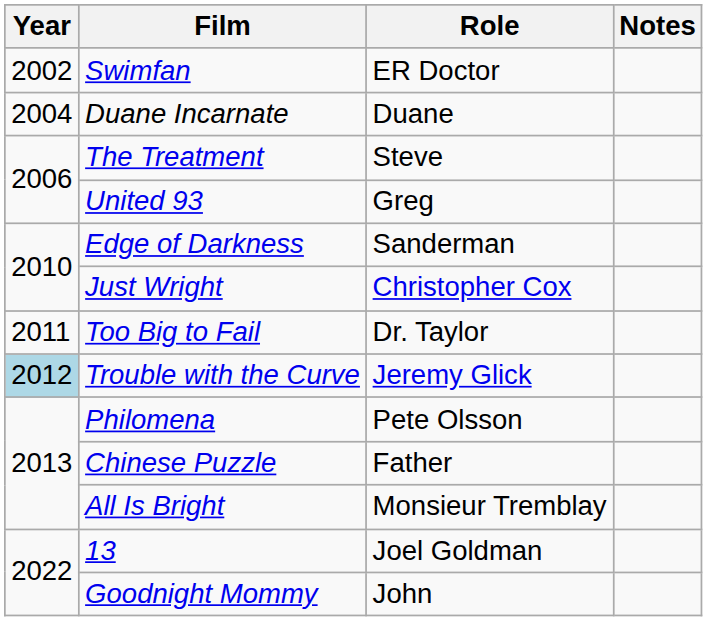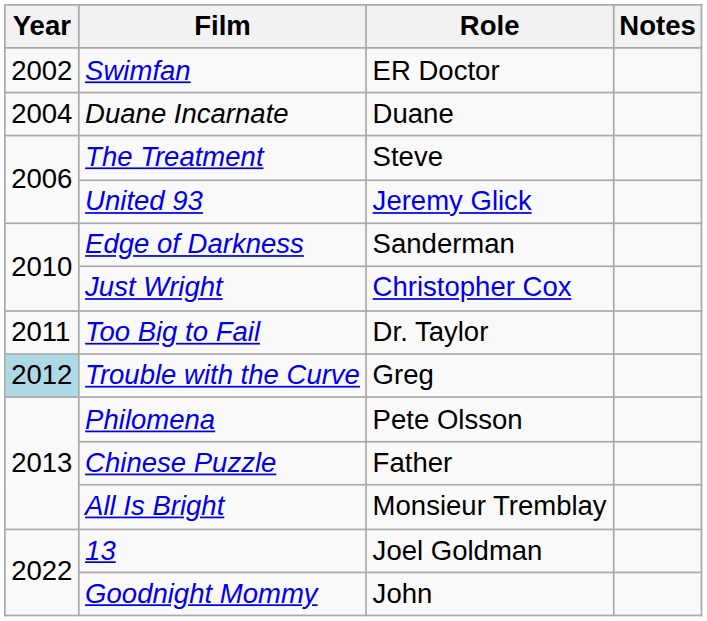(403, 200) Greg -> (452, 200) Jeremy Glick
(452, 375) Jeremy Glick -> (403, 375) Greg
